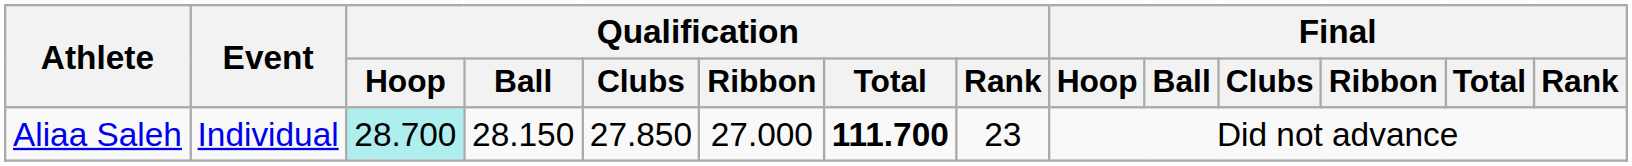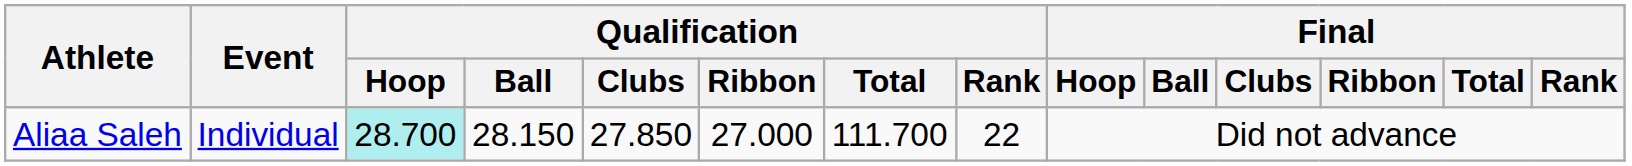(890, 135) bold -> (890, 135) normal
(1003, 135) 23 -> (1002, 135) 22
